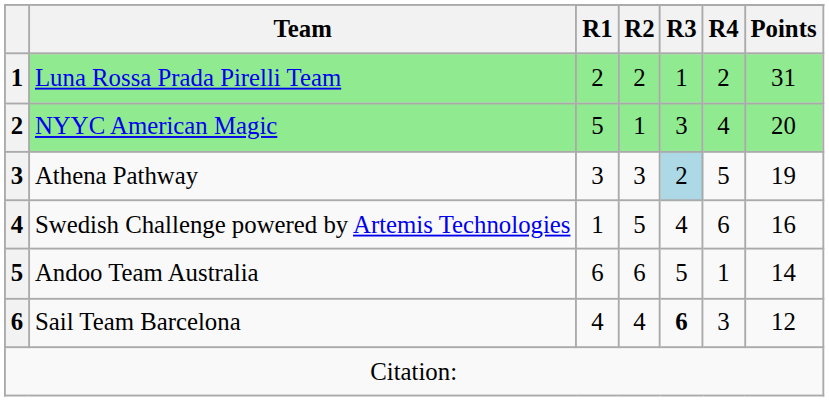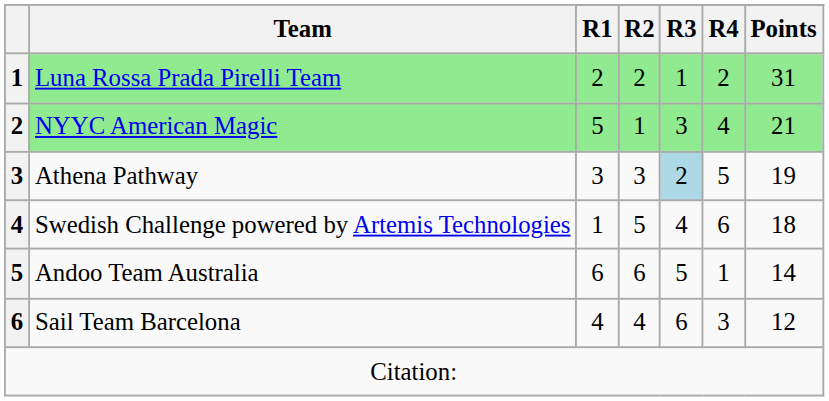(783, 127) 20 -> (783, 127) 21
(783, 224) 16 -> (783, 224) 18
(681, 322) bold -> (681, 322) normal
